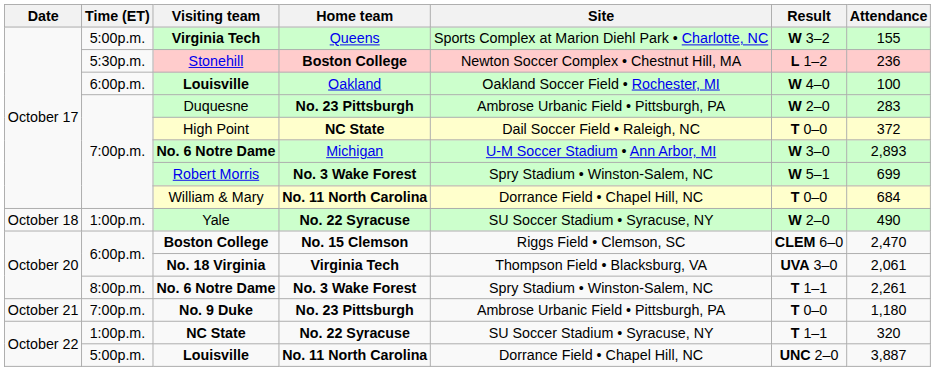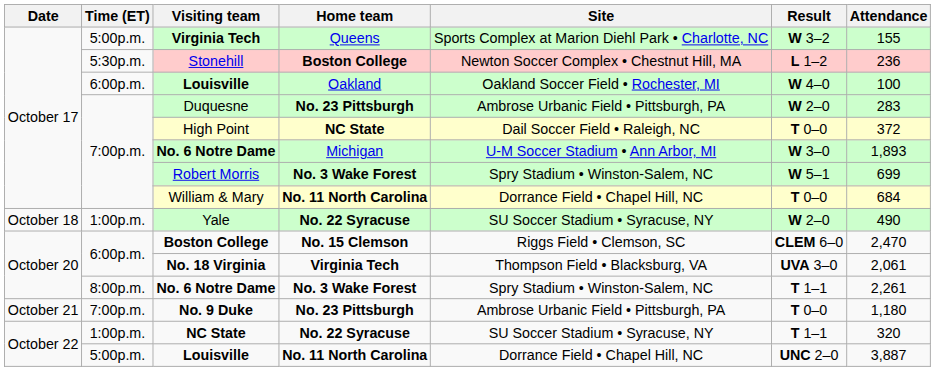(889, 152) 2,893 -> (889, 152) 1,893
